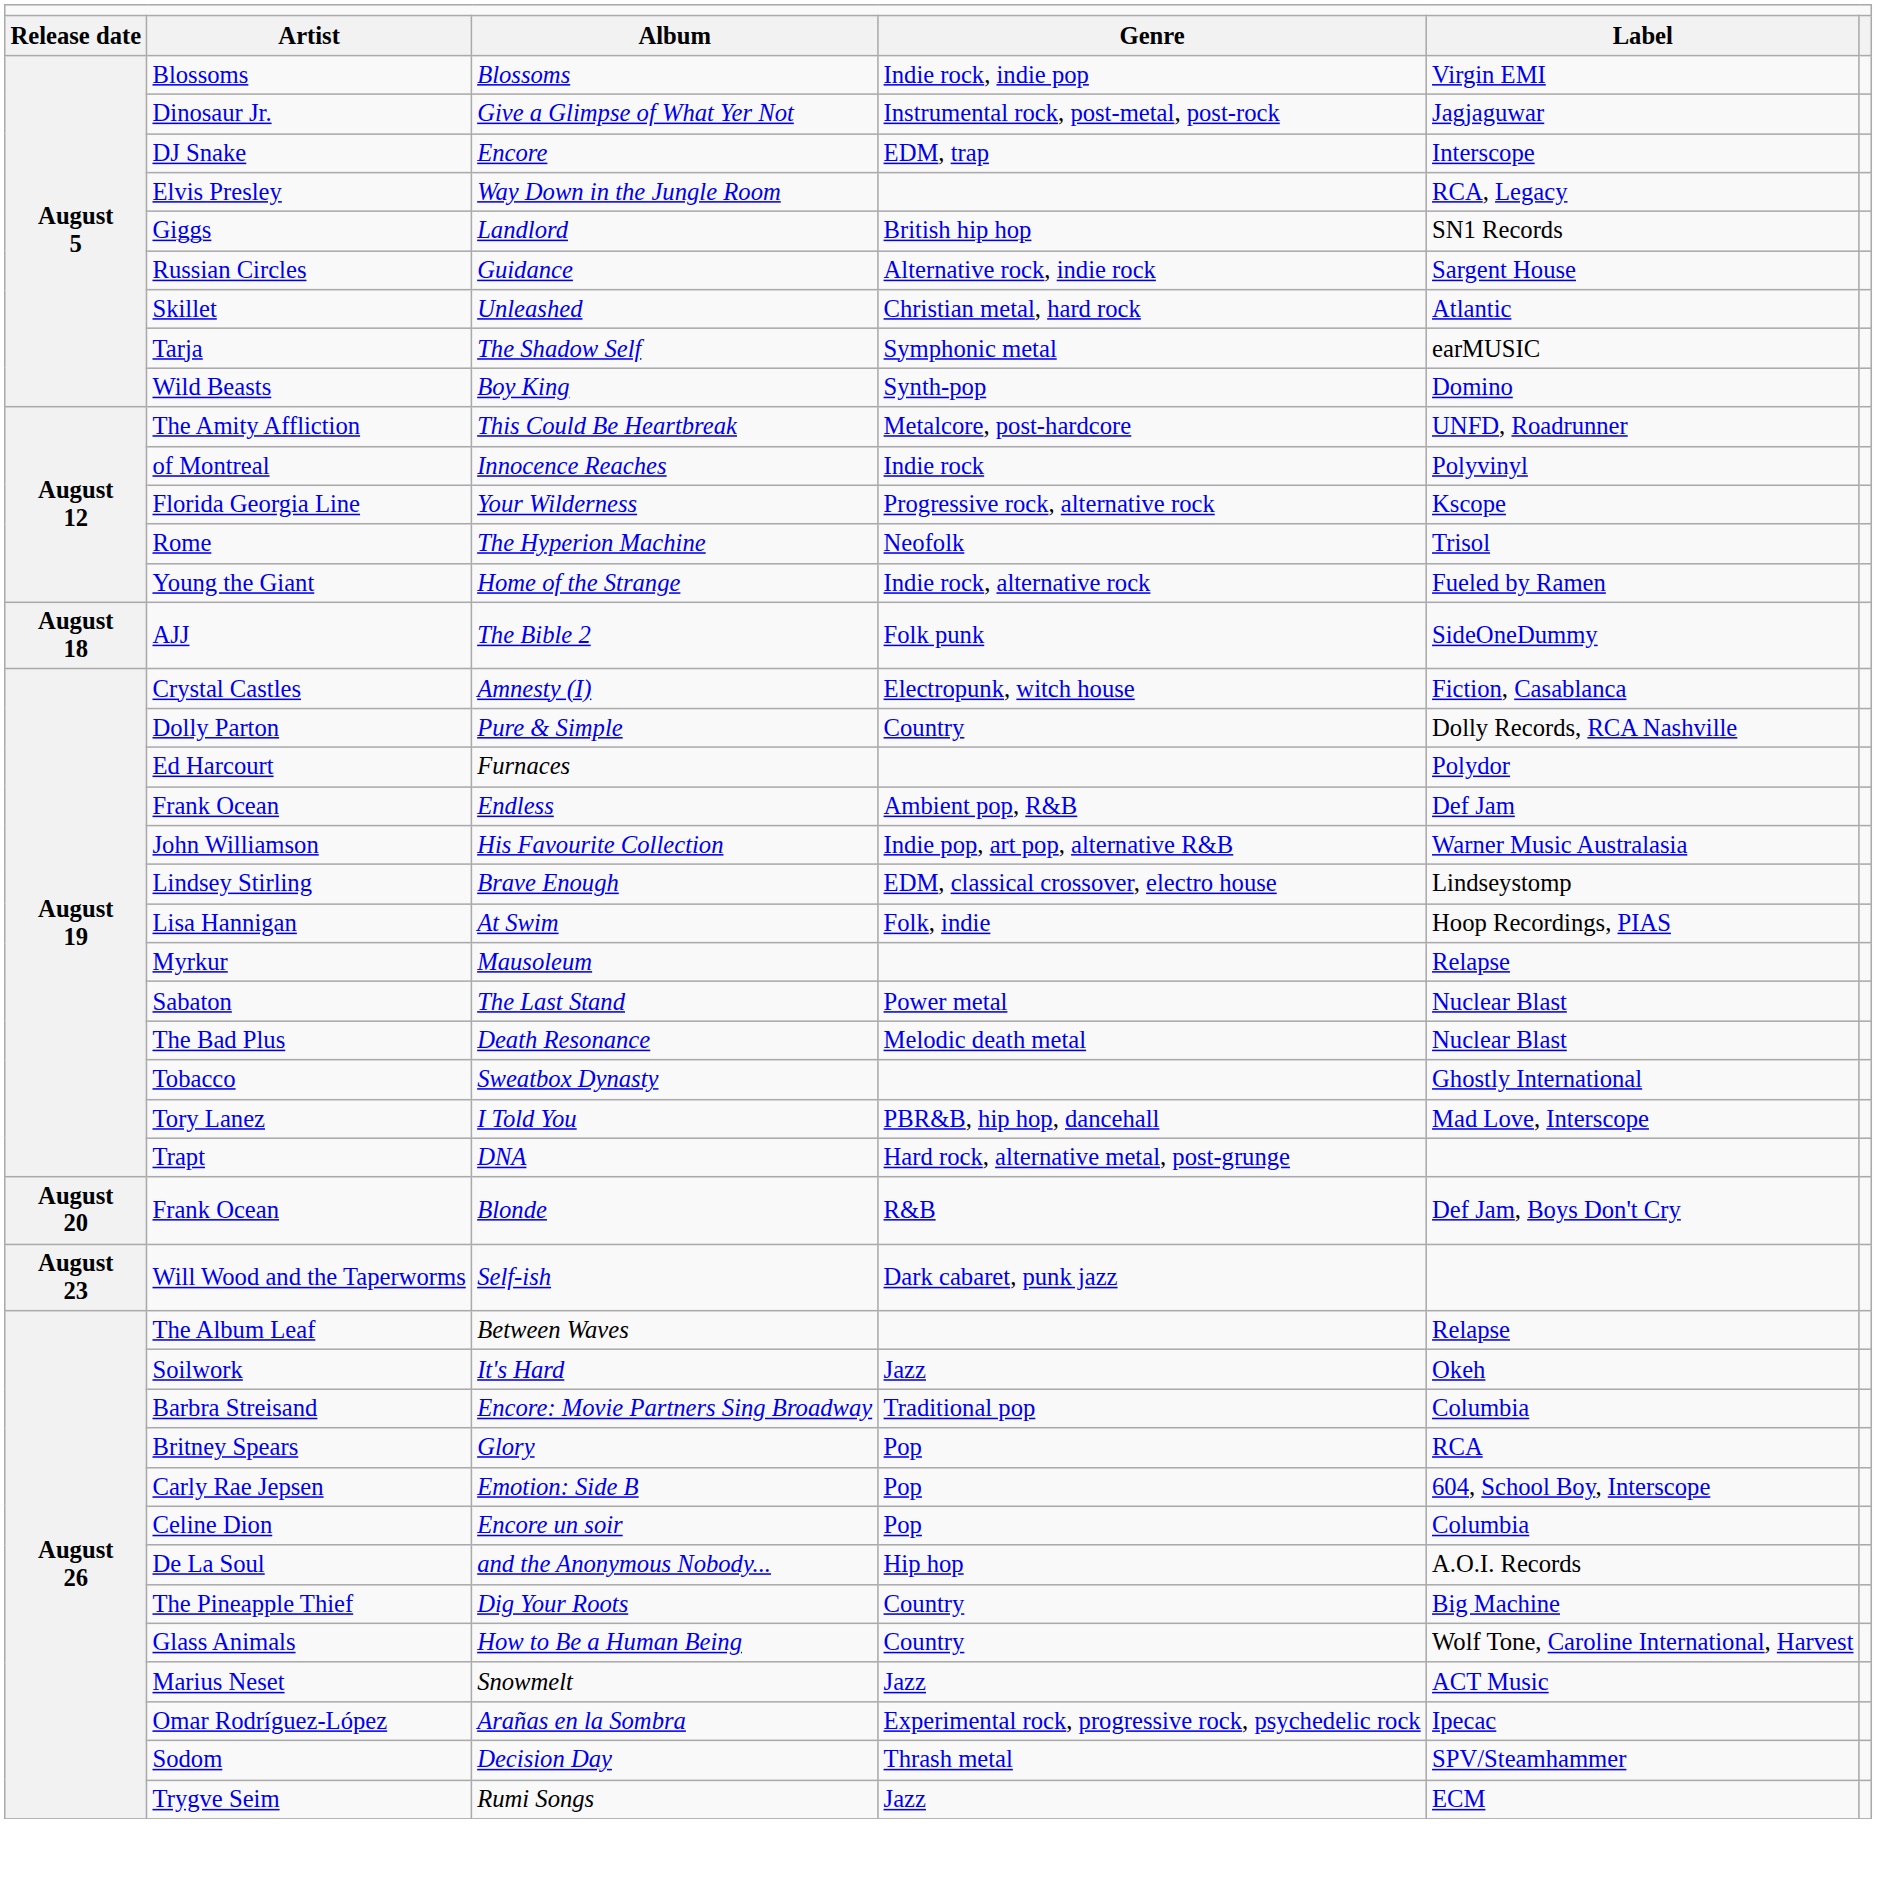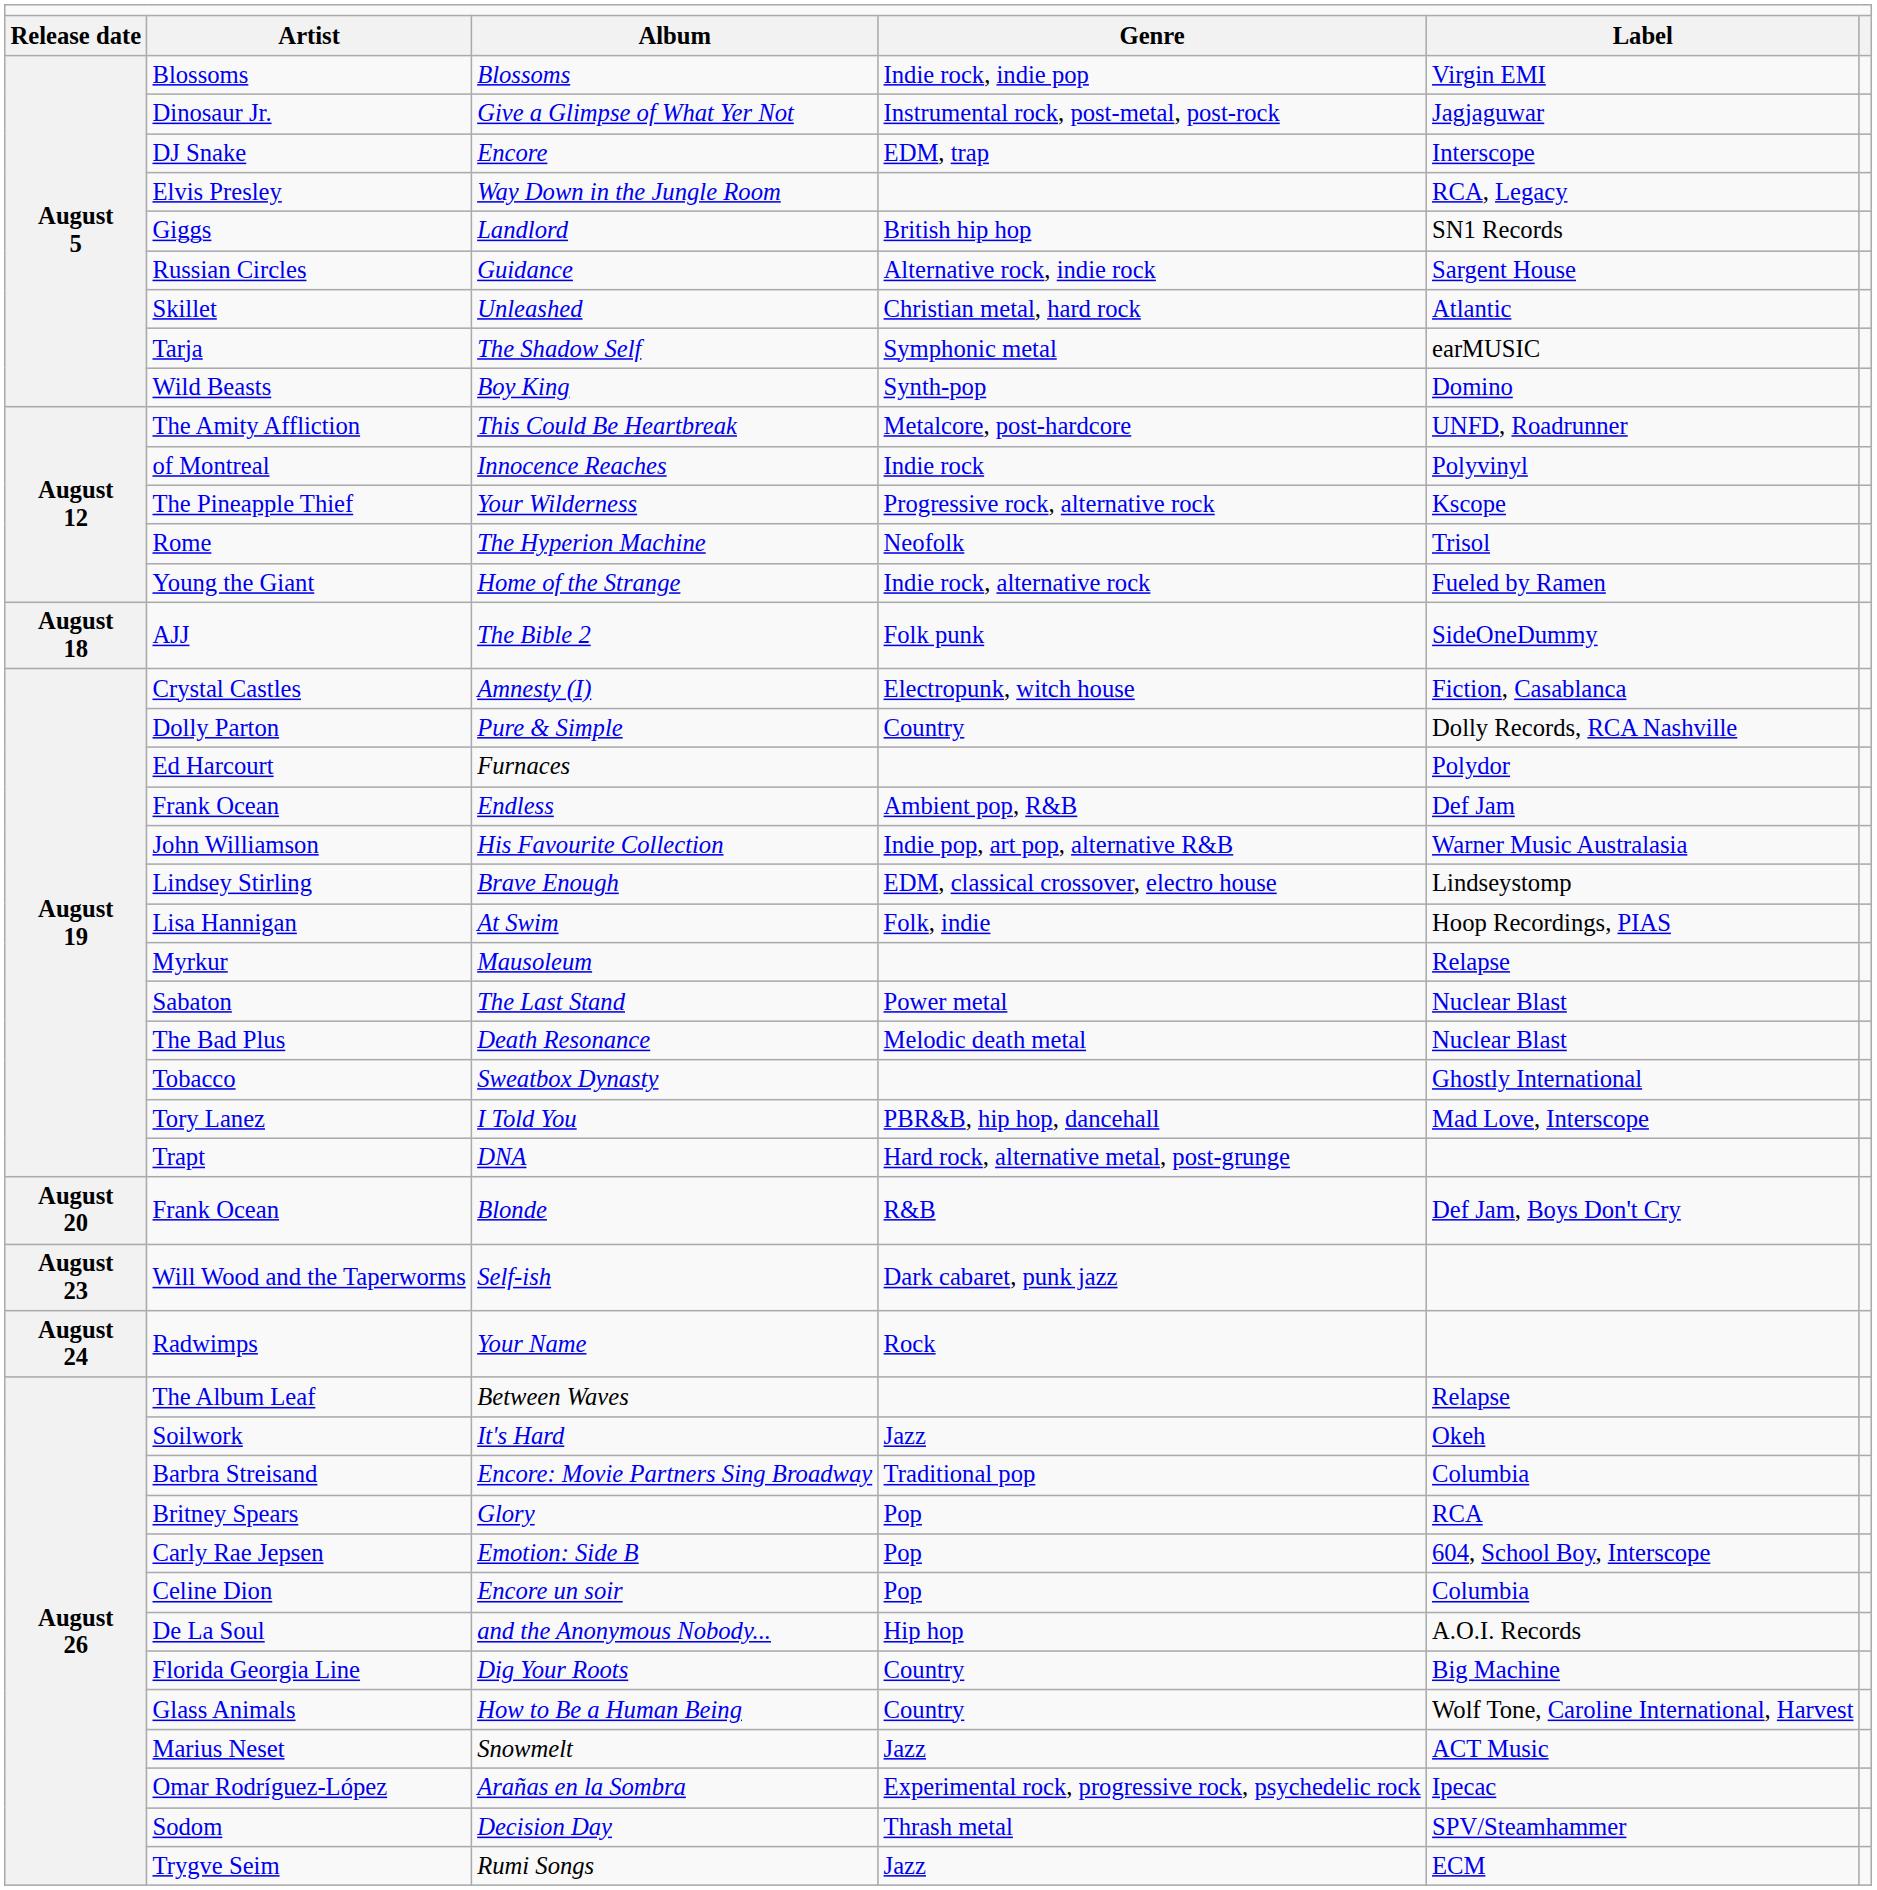(256, 504) Florida Georgia Line -> (253, 504) The Pineapple Thief
+ row: (532, 1343)
(253, 1603) The Pineapple Thief -> (256, 1670) Florida Georgia Line
